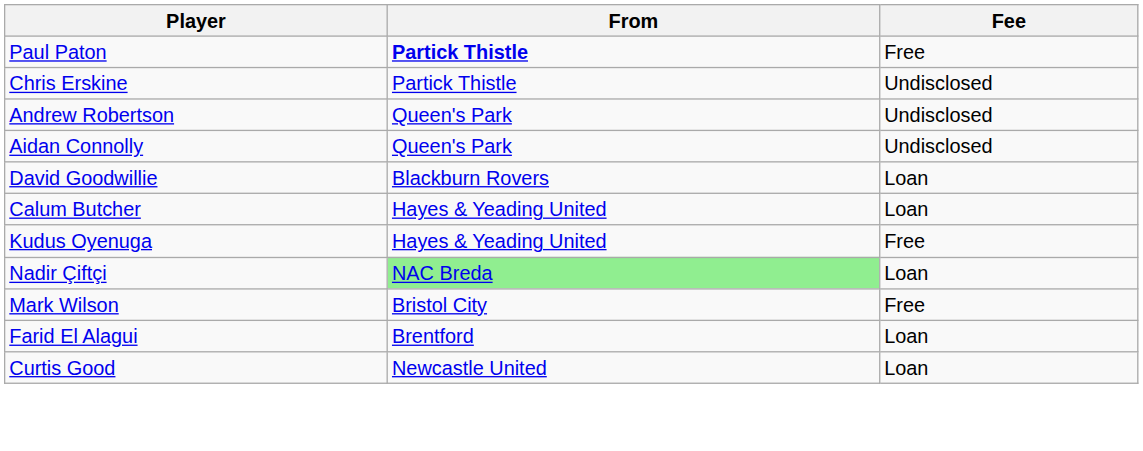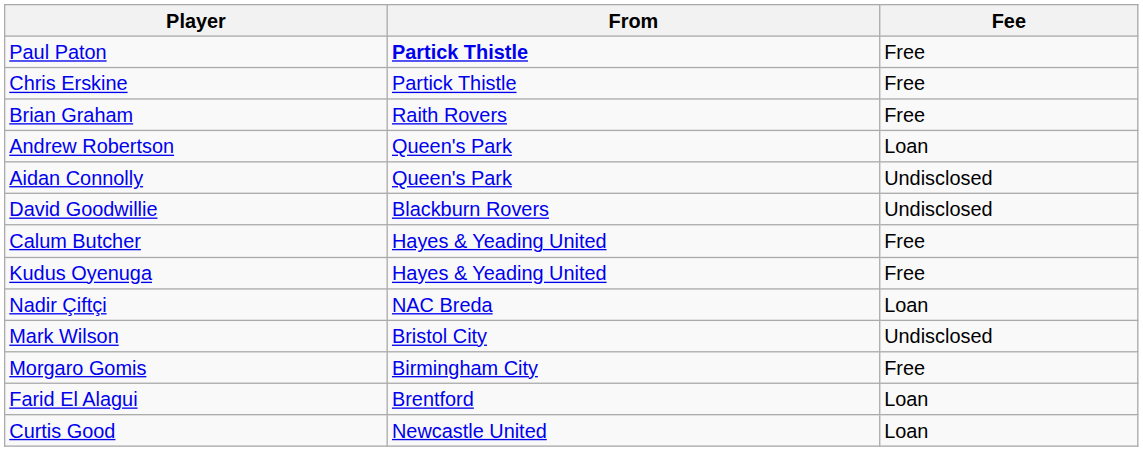(938, 84) Undisclosed -> (905, 84) Free
+ row: (71, 115)
(938, 115) Undisclosed -> (906, 147) Loan
(906, 178) Loan -> (938, 210) Undisclosed
(906, 210) Loan -> (905, 241) Free
(442, 273) lightgreen background -> (442, 304) no background
(905, 304) Free -> (938, 336) Undisclosed
+ row: (78, 367)
